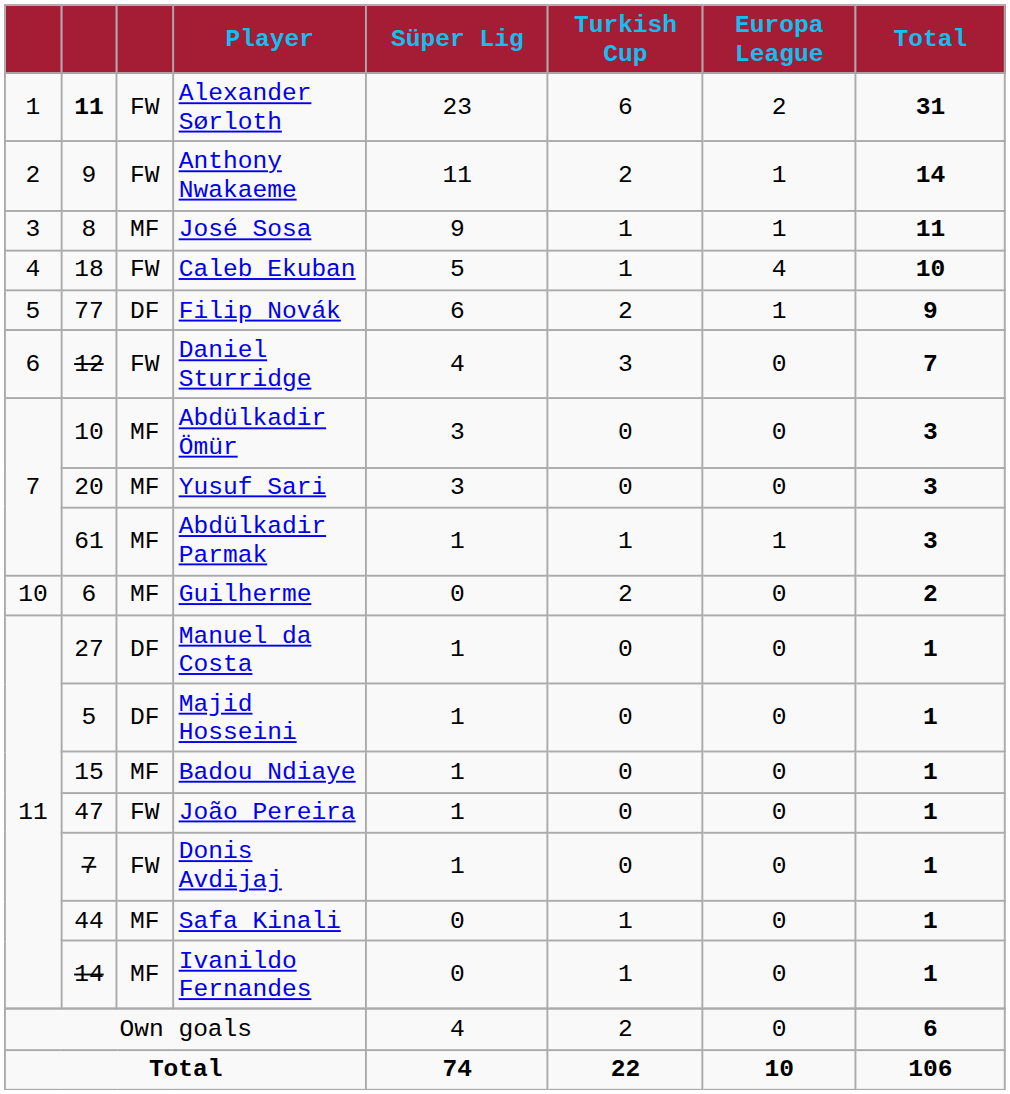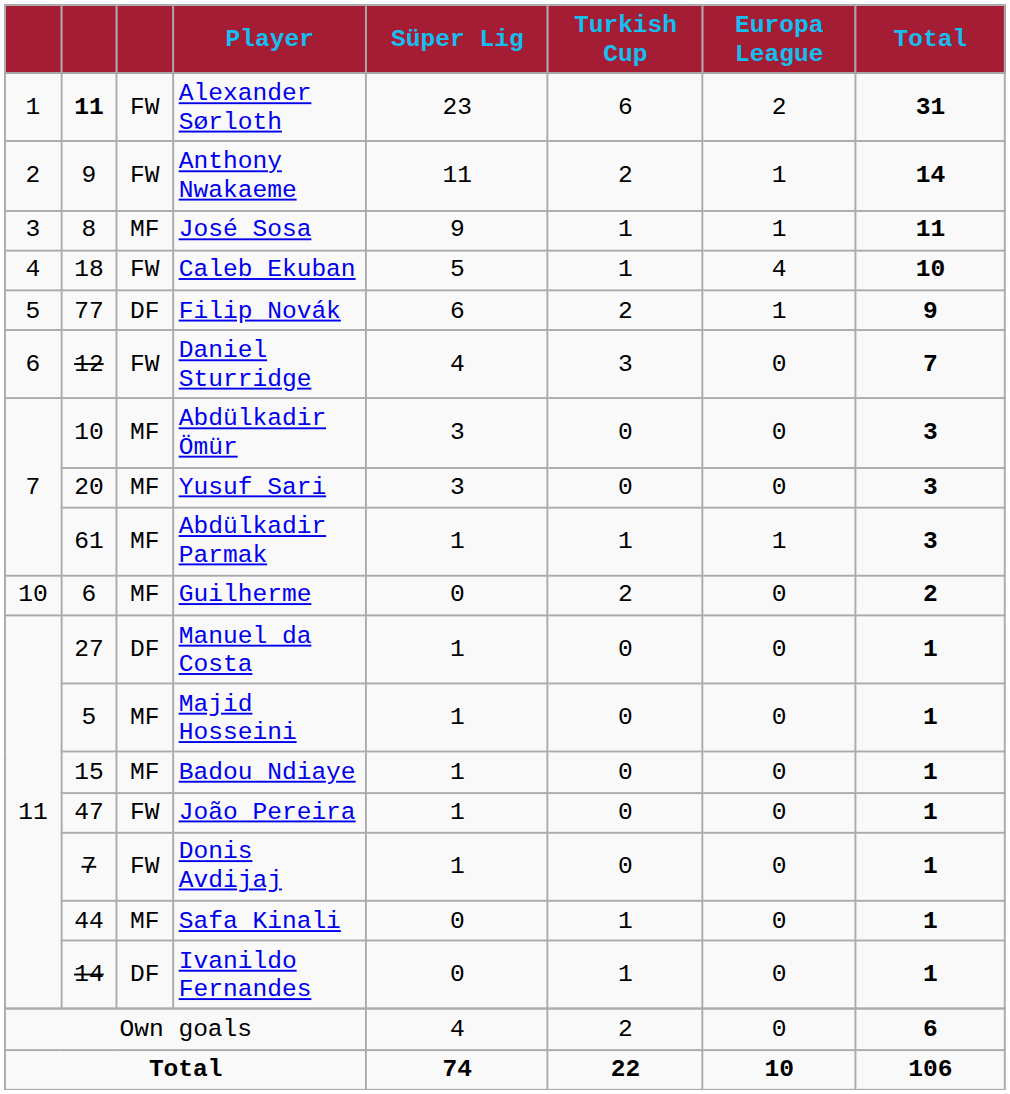(145, 718) DF -> (145, 718) MF
(145, 975) MF -> (145, 975) DF
